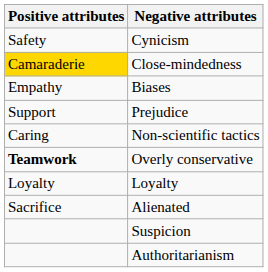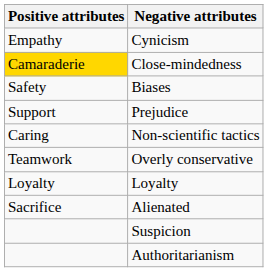(27, 40) Safety -> (35, 40) Empathy
(35, 87) Empathy -> (27, 87) Safety
(42, 159) bold -> (40, 159) normal
